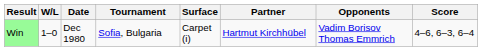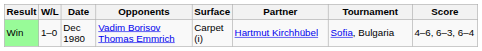columns swapped: (138, 12) <-> (364, 12)
